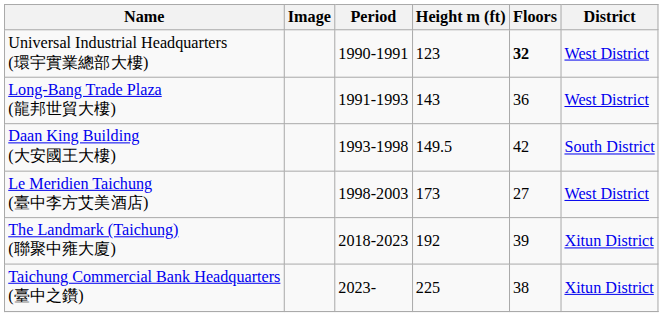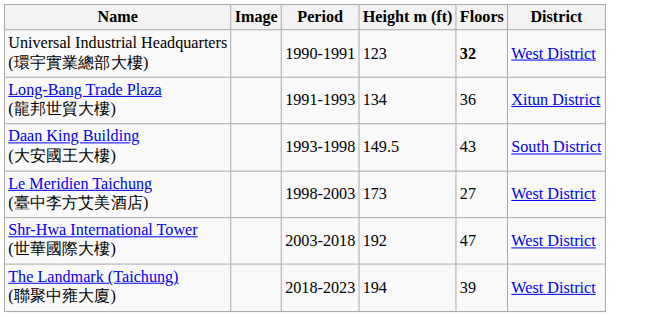(428, 100) 143 -> (375, 100) 134
(607, 100) West District -> (556, 100) Xitun District
(521, 147) 42 -> (468, 147) 43
+ row: (103, 239)
(428, 240) 192 -> (375, 287) 194
(609, 240) Xitun District -> (554, 287) West District
- row: (144, 286)
